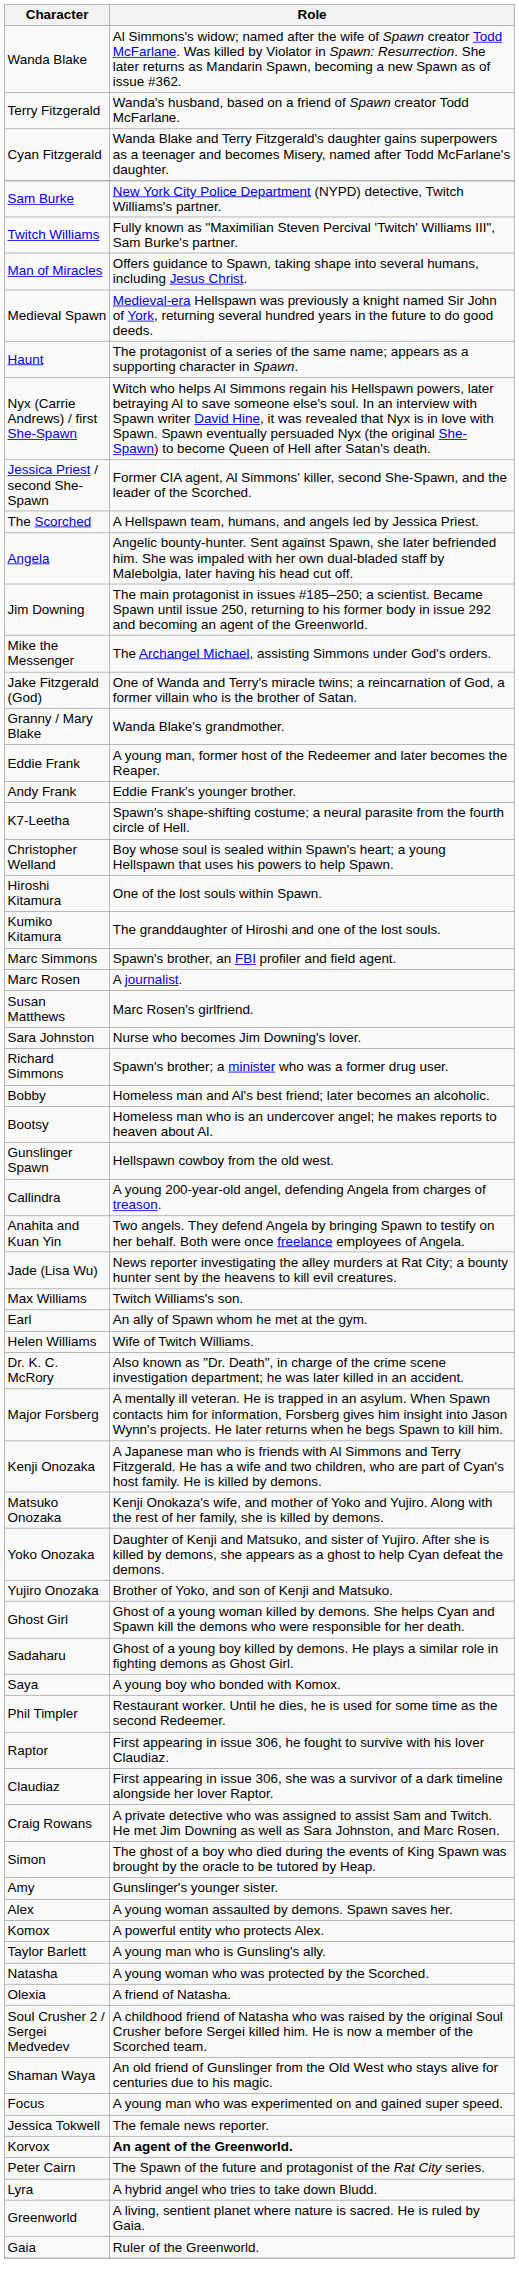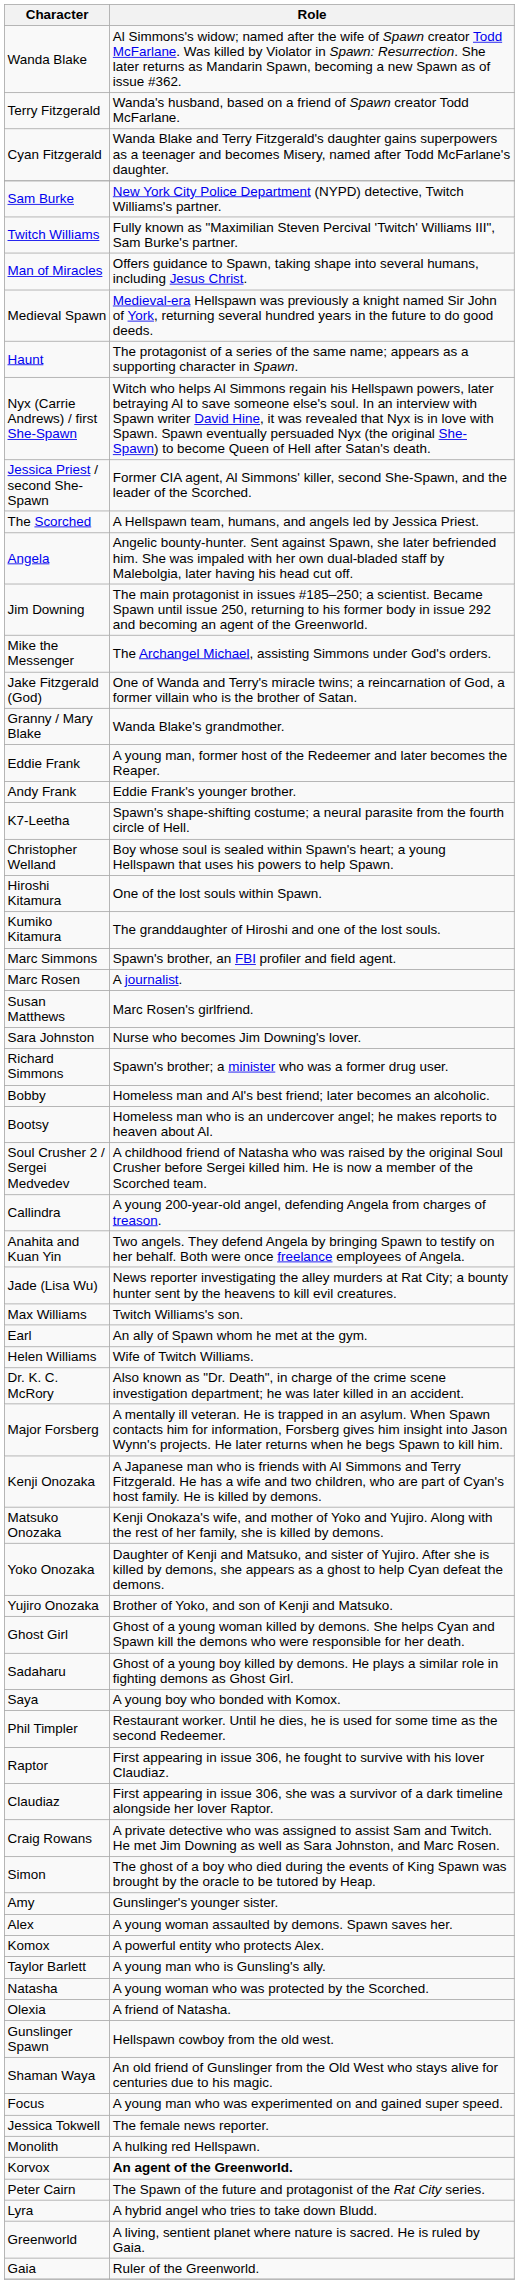rows swapped: (40, 1161) <-> (56, 2031)
+ row: (33, 2146)
